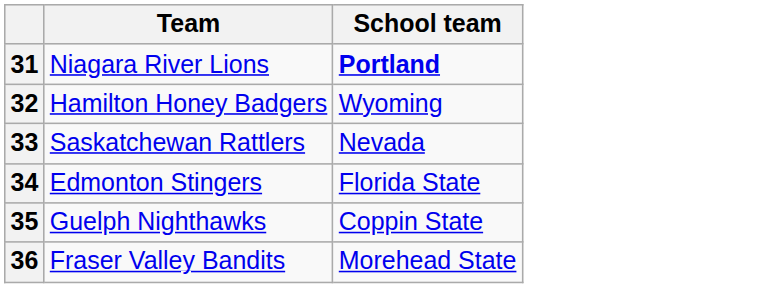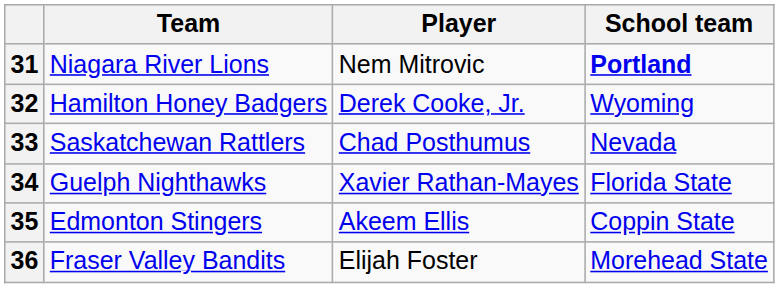+ column: (459, 24)
(156, 182) Edmonton Stingers -> (158, 182) Guelph Nighthawks
(158, 222) Guelph Nighthawks -> (156, 222) Edmonton Stingers
